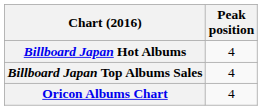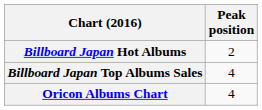(231, 51) 4 -> (231, 51) 2
